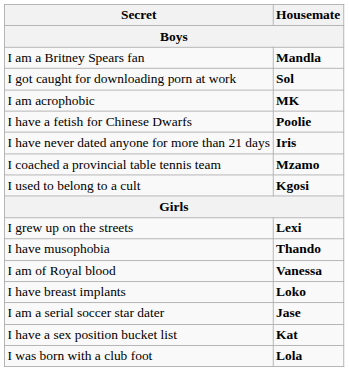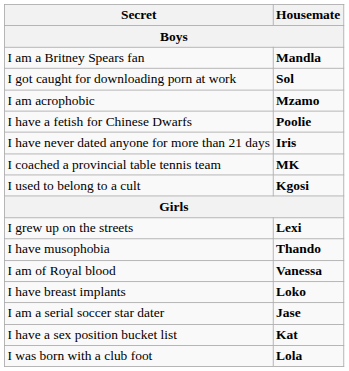(288, 100) MK -> (298, 100) Mzamo
(298, 164) Mzamo -> (288, 164) MK
